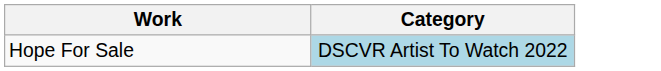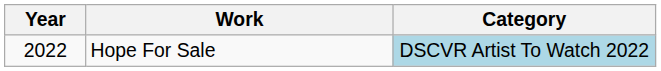+ column: (45, 19)
